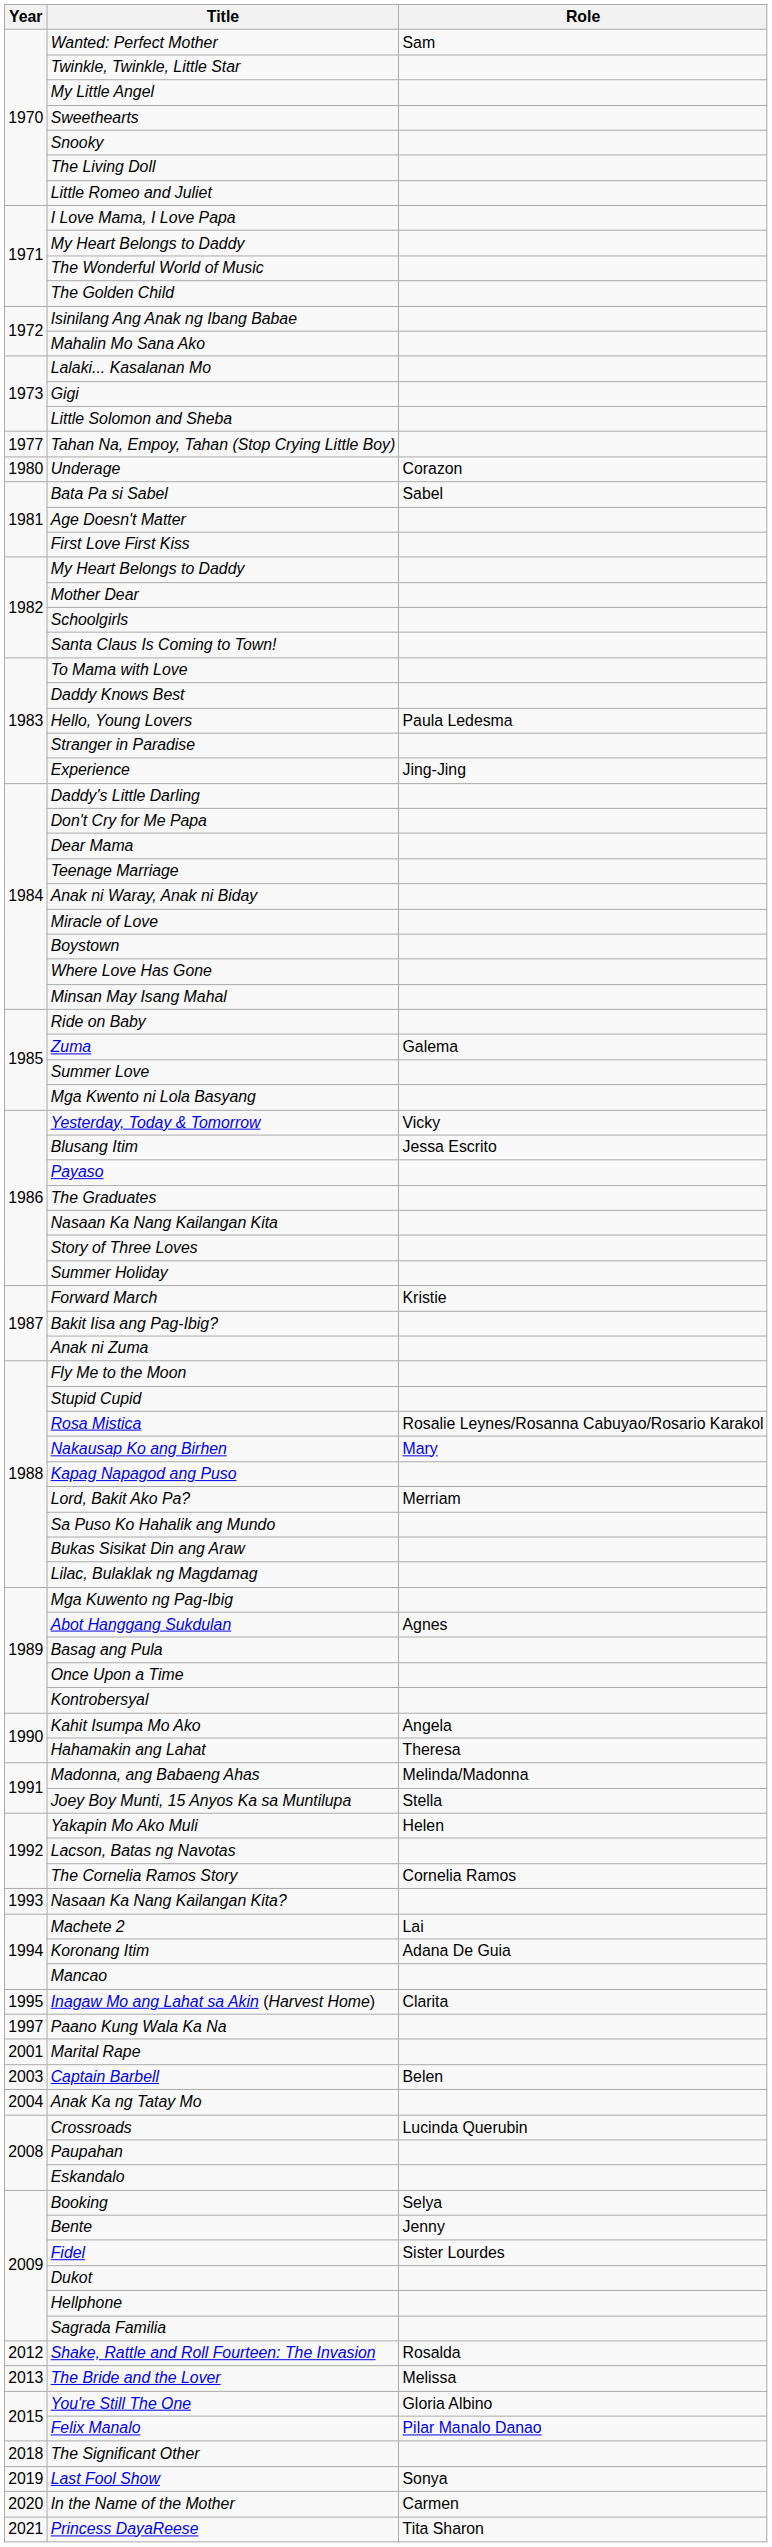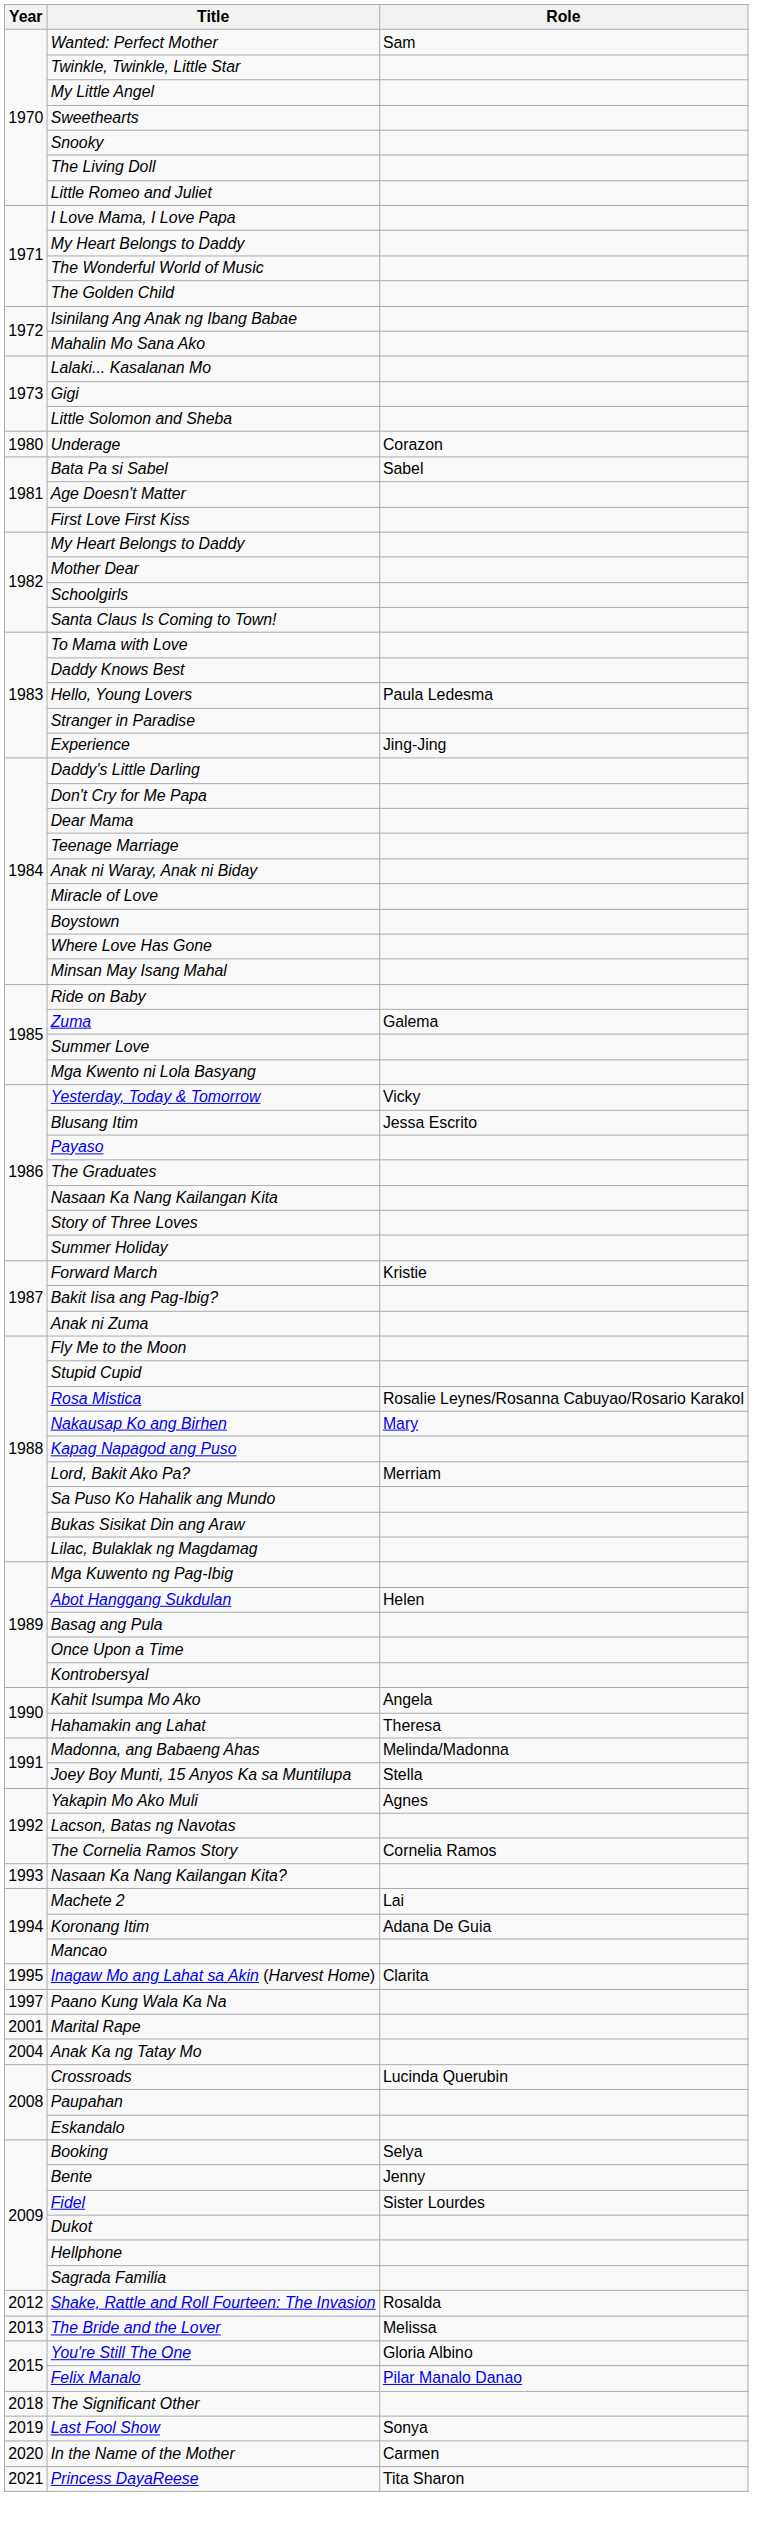- row: (26, 444)
(425, 1624) Agnes -> (404, 1599) Helen
(423, 1825) Helen -> (405, 1800) Agnes
- row: (26, 2077)
